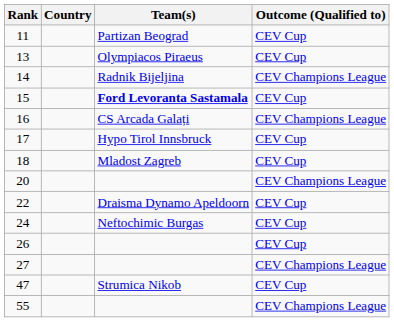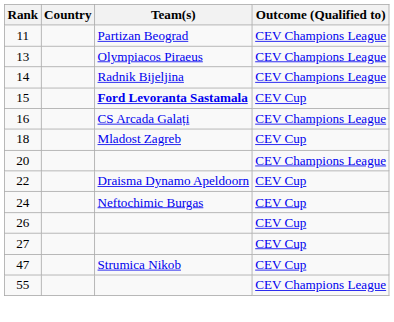(281, 35) CEV Cup -> (321, 35) CEV Champions League
(281, 56) CEV Cup -> (321, 56) CEV Champions League
- row: (23, 139)
(321, 264) CEV Champions League -> (281, 243) CEV Cup
